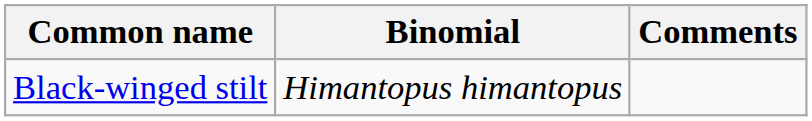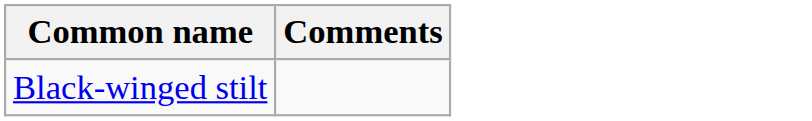- column: (453, 31)
